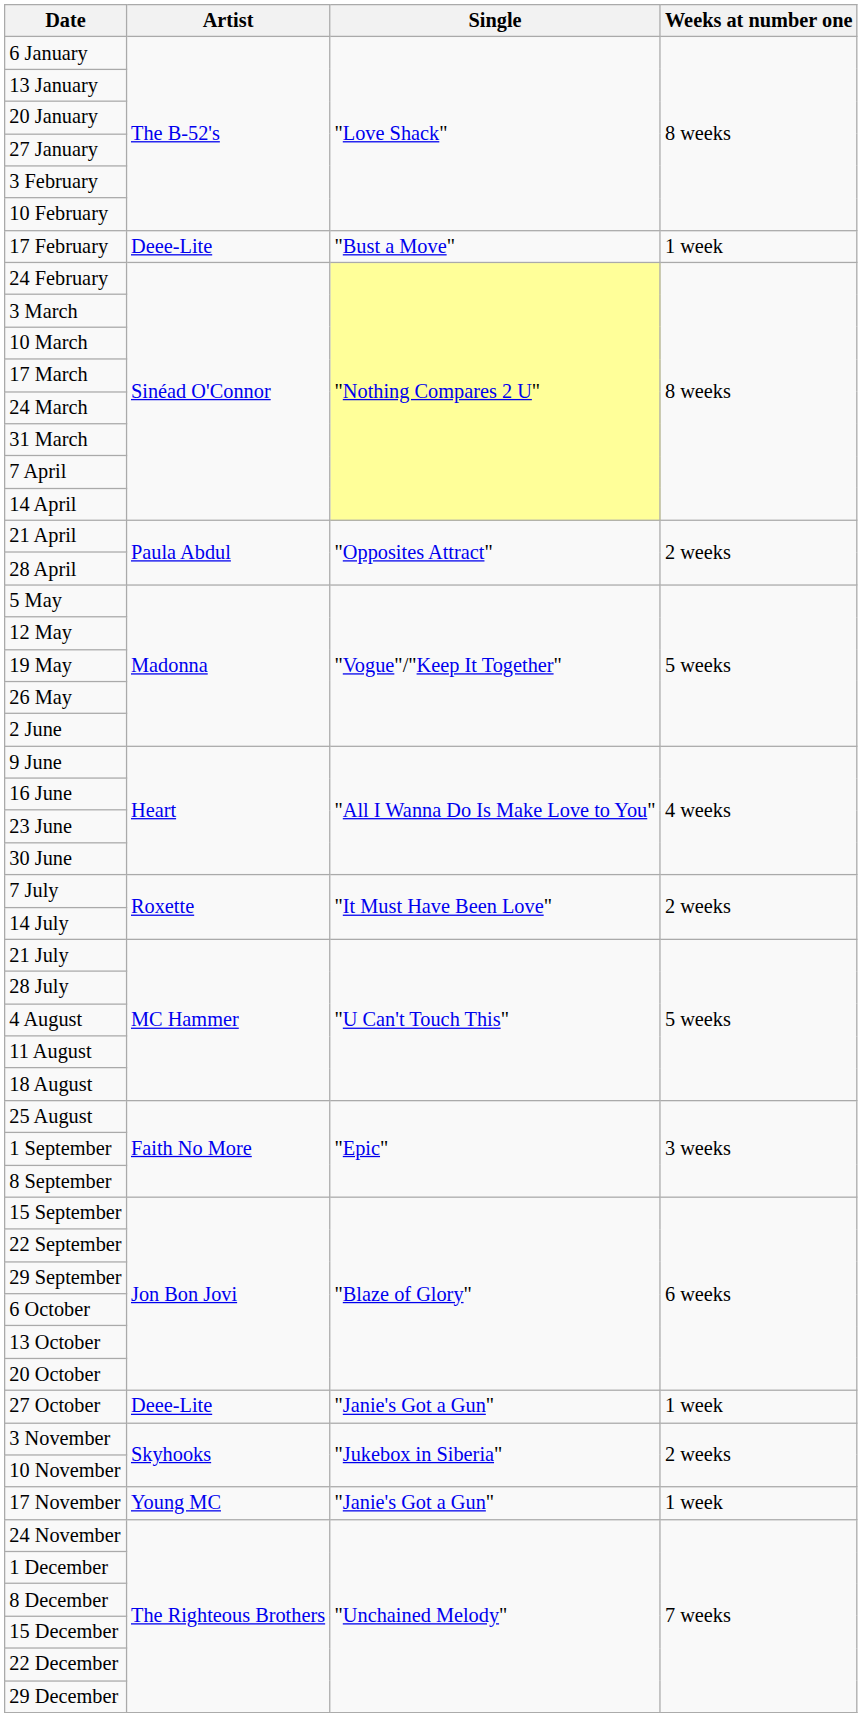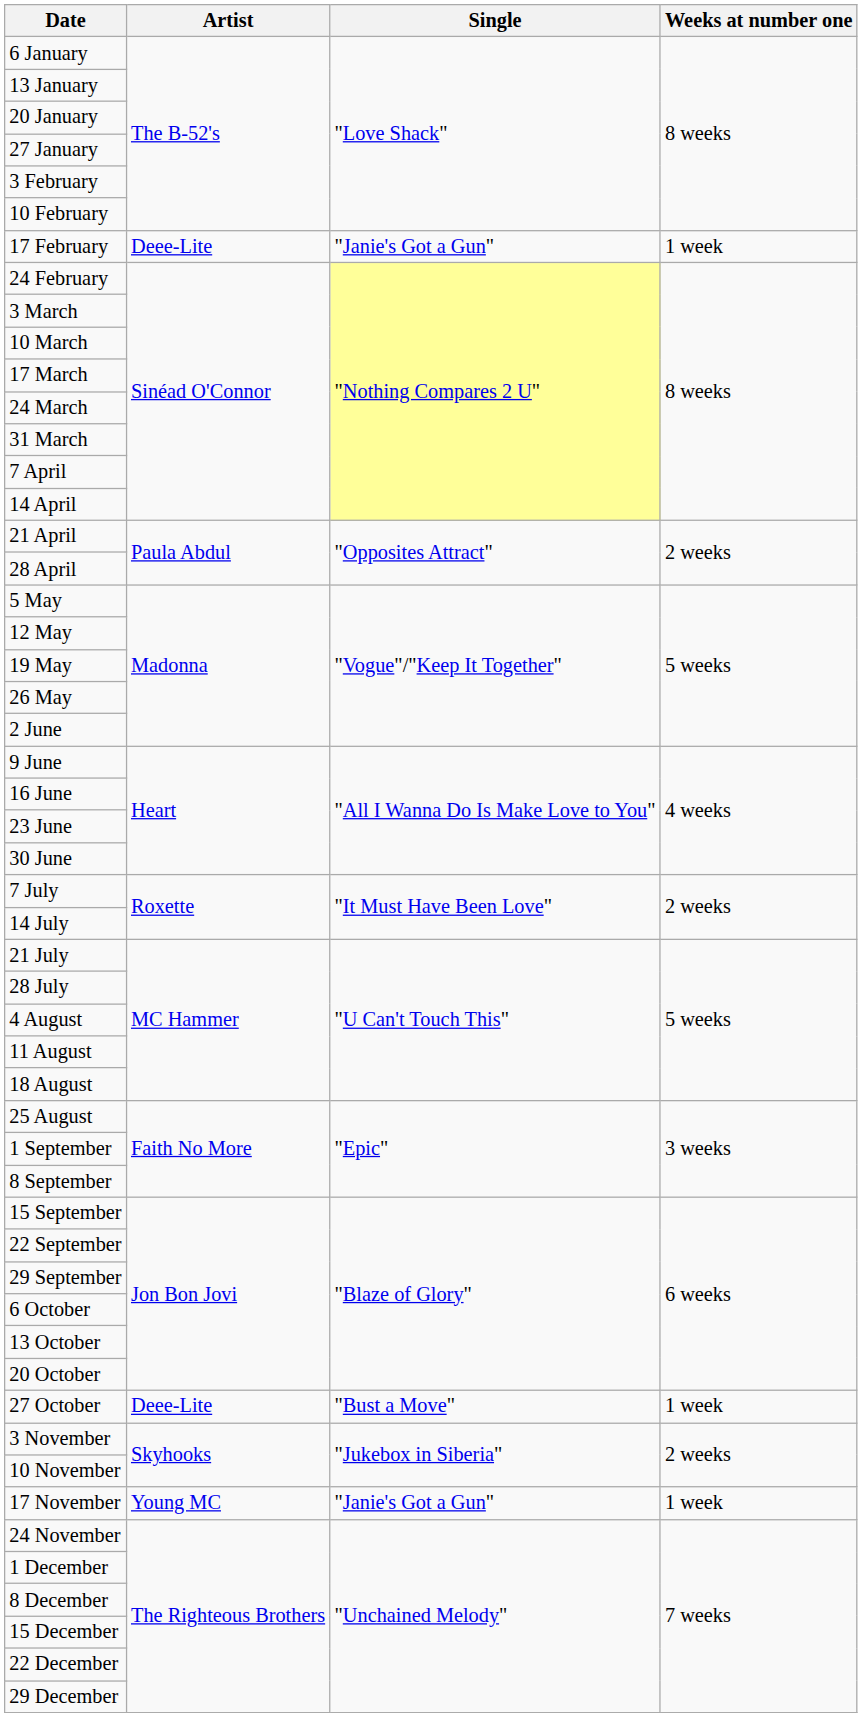(395, 246) "Bust a Move" -> (414, 246) "Janie's Got a Gun"
(414, 1406) "Janie's Got a Gun" -> (395, 1406) "Bust a Move"
